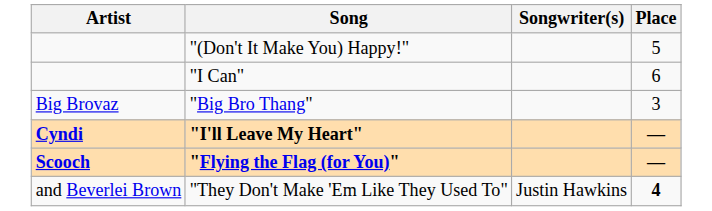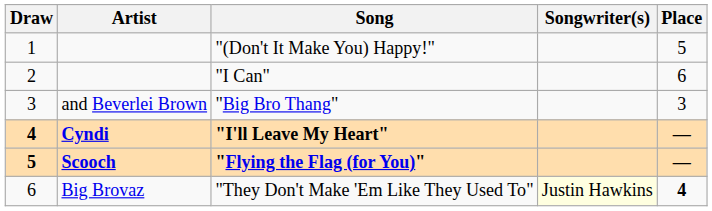+ column: (32, 18)
(77, 104) Big Brovaz -> (134, 104) and Beverlei Brown
(109, 190) and Beverlei Brown -> (103, 190) Big Brovaz
(572, 190) no background -> (597, 190) lightyellow background
